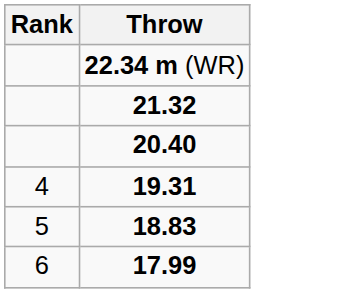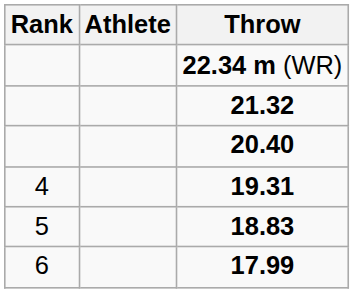+ column: (128, 24)
